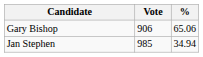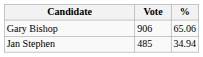(145, 44) 985 -> (145, 44) 485
